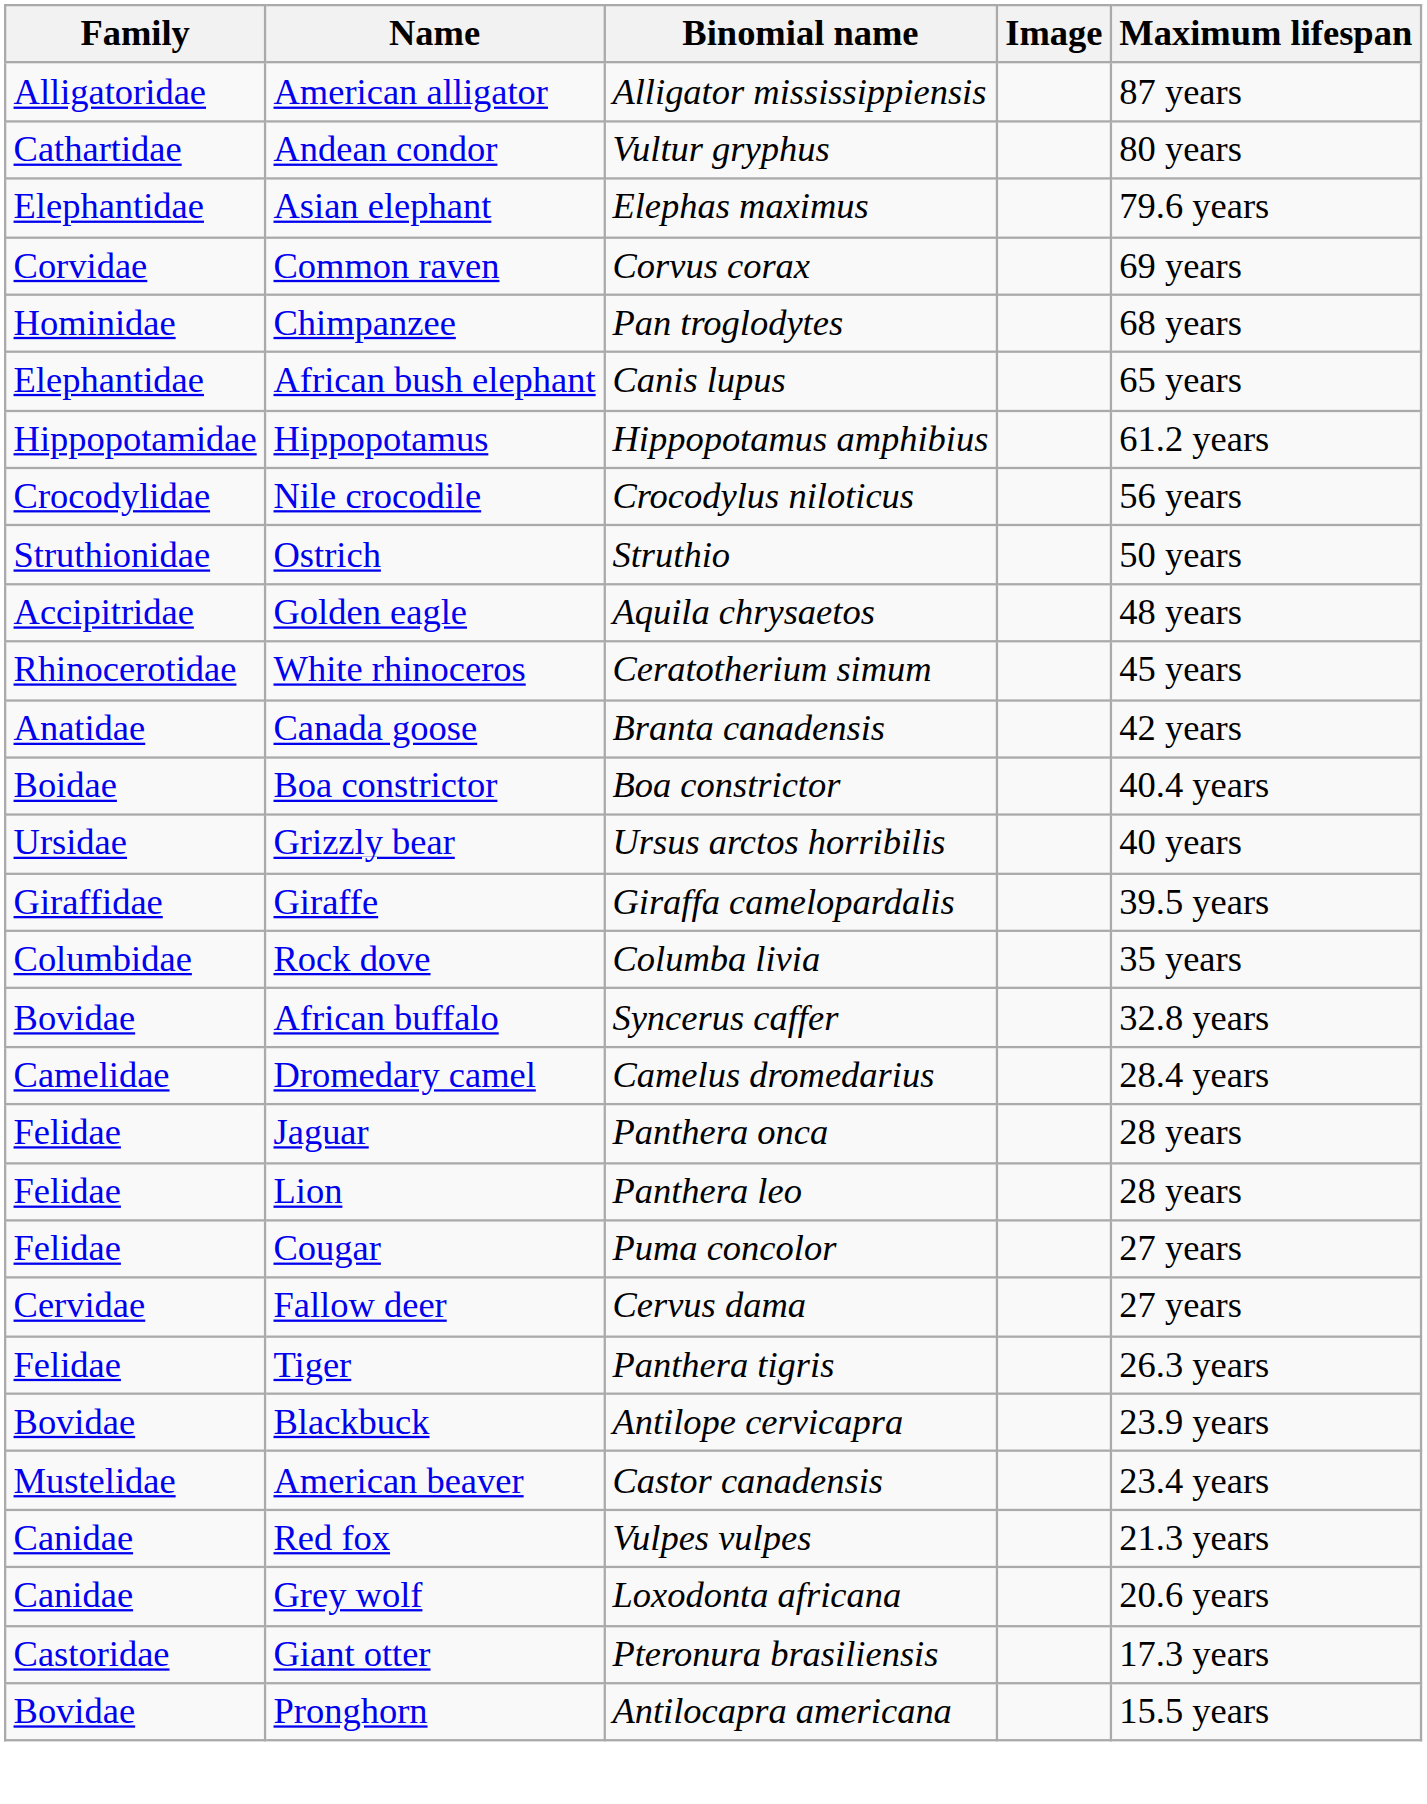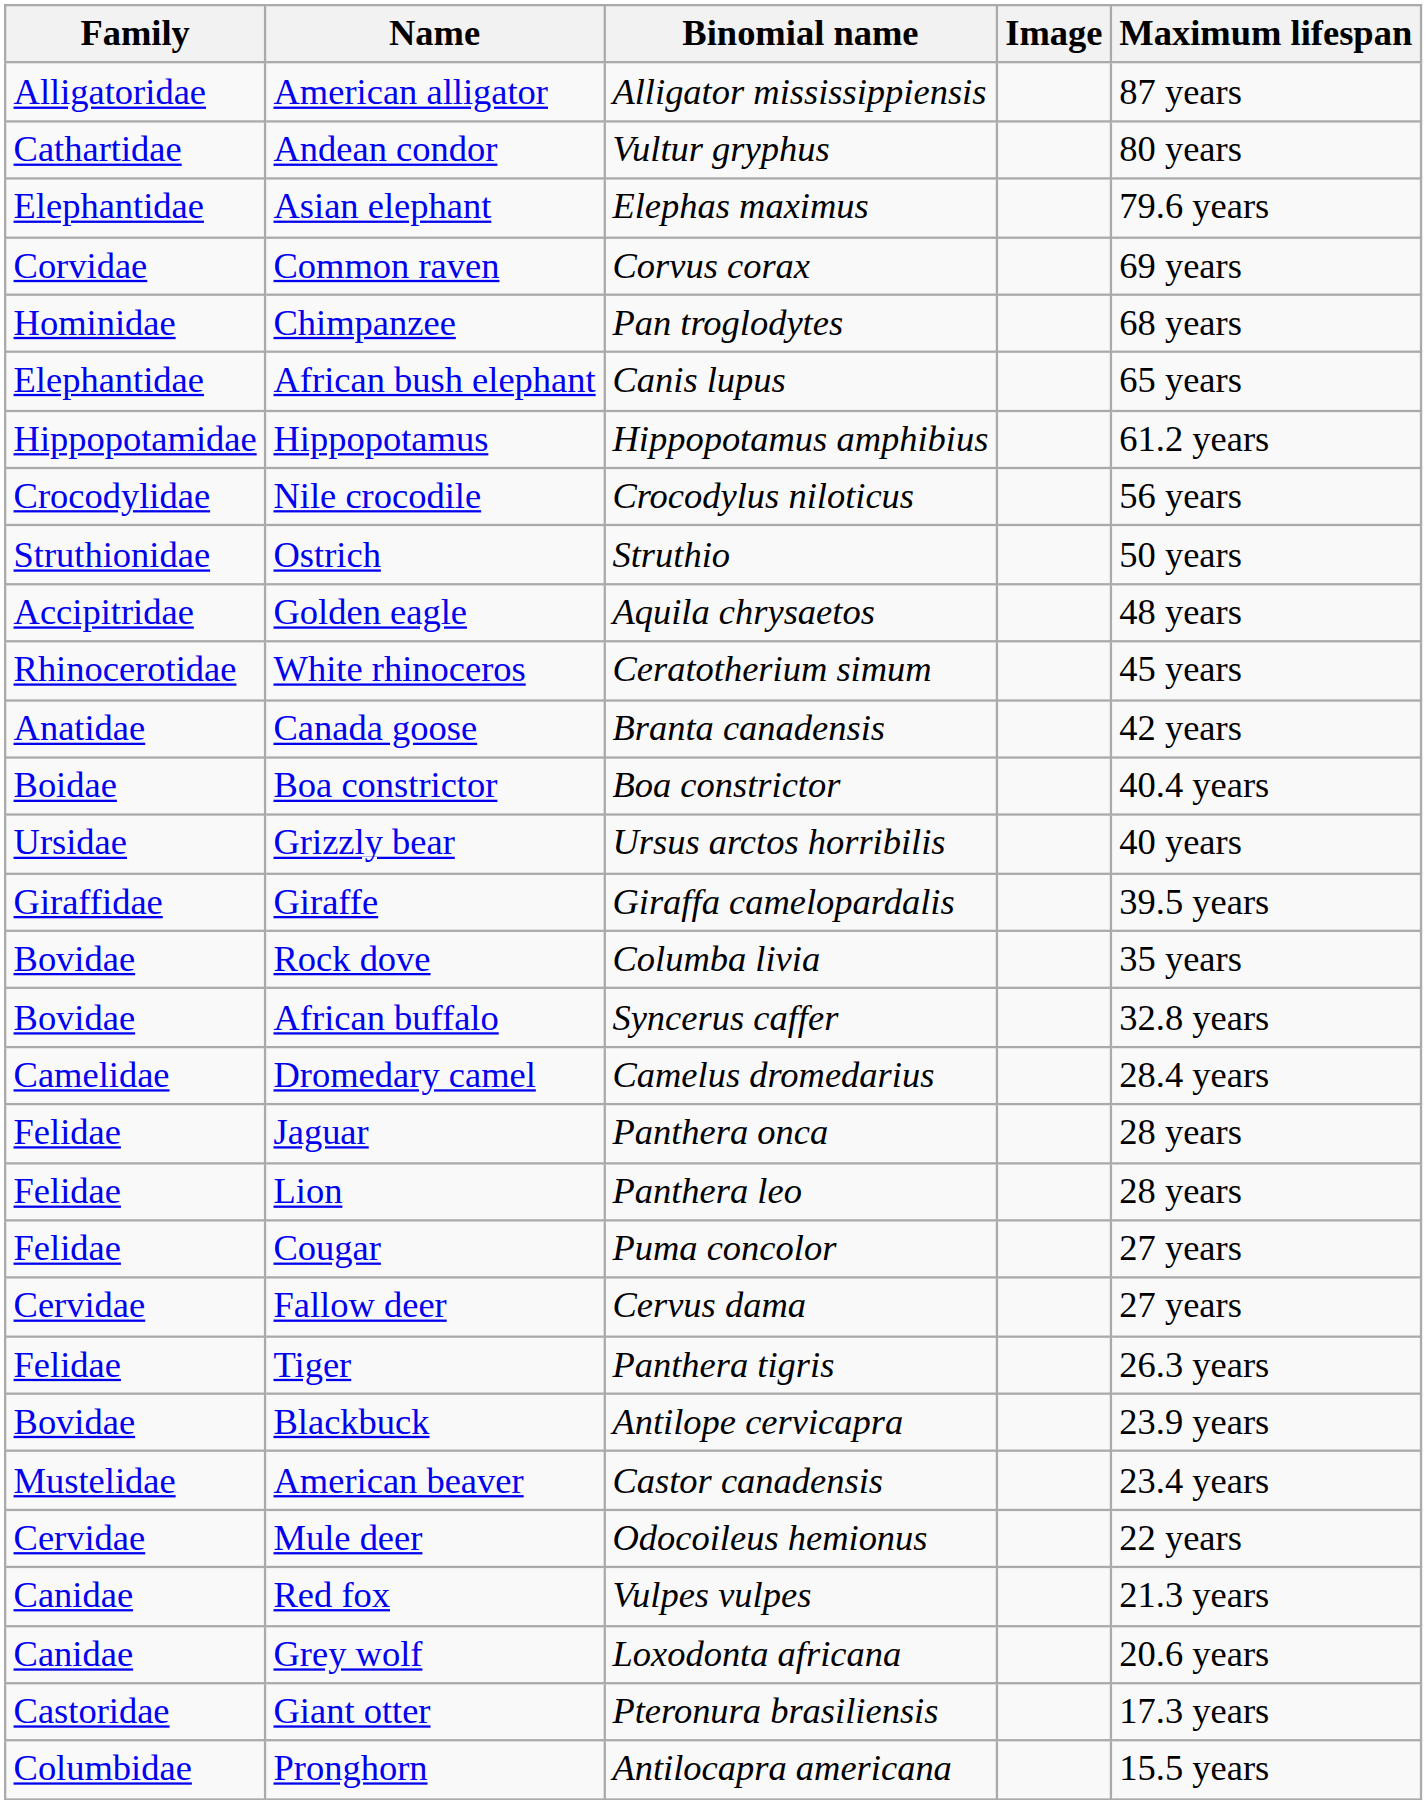(103, 959) Columbidae -> (74, 959) Bovidae
+ row: (348, 1537)
(74, 1711) Bovidae -> (103, 1769) Columbidae
